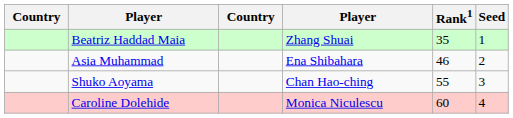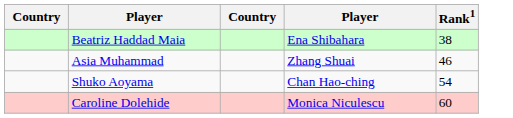- column: (492, 16)
(320, 39) Zhang Shuai -> (326, 39) Ena Shibahara
(443, 39) 35 -> (445, 39) 38
(324, 60) Ena Shibahara -> (321, 60) Zhang Shuai
(443, 81) 55 -> (445, 81) 54
